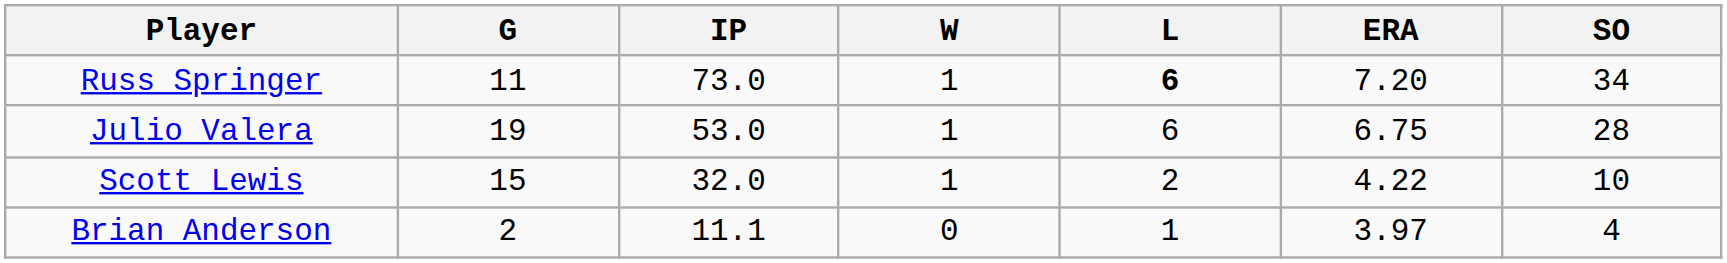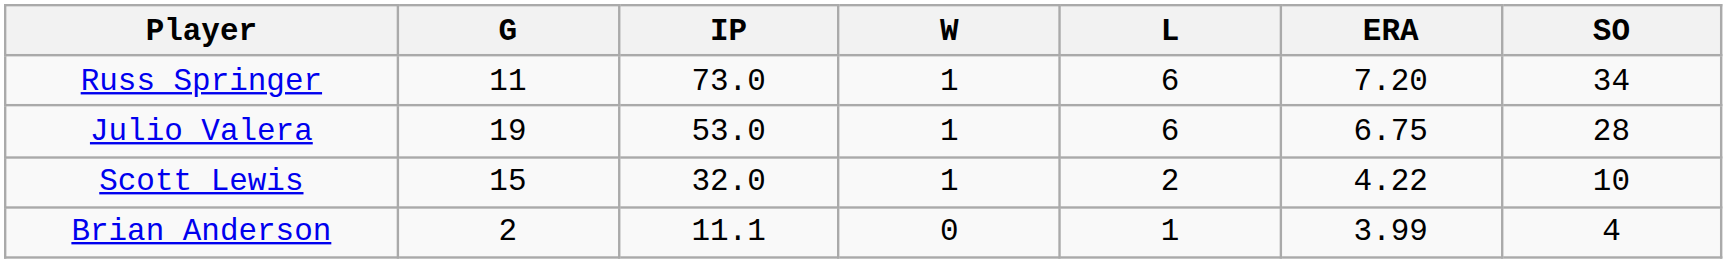(1170, 81) bold -> (1170, 81) normal
(1391, 232) 3.97 -> (1391, 232) 3.99
